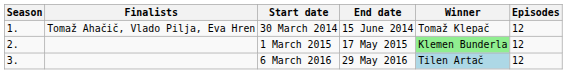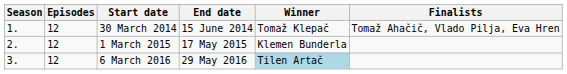columns swapped: (536, 12) <-> (151, 12)
(463, 45) lightgreen background -> (302, 45) no background
